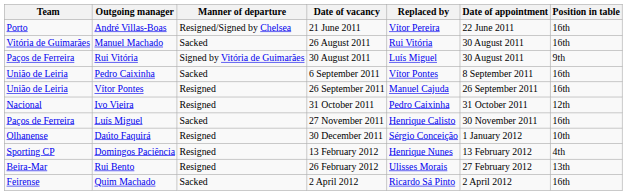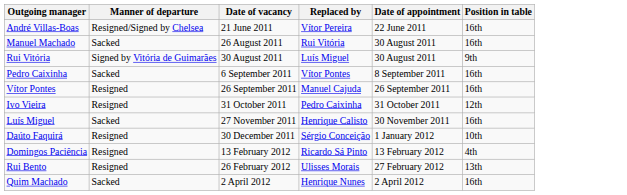- column: (48, 12)
(421, 151) Henrique Nunes -> (334, 151) Ricardo Sá Pinto
(422, 182) Ricardo Sá Pinto -> (333, 182) Henrique Nunes
